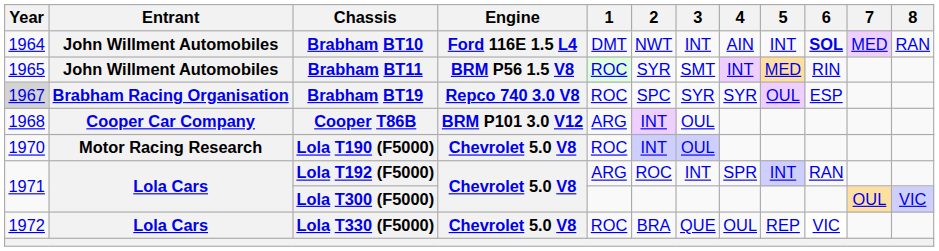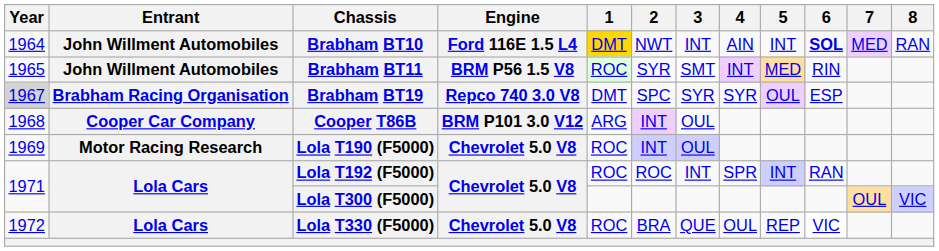(609, 44) no background -> (609, 44) gold background
(609, 96) ROC -> (609, 96) DMT
(27, 148) 1970 -> (27, 148) 1969
(609, 174) ARG -> (609, 174) ROC
